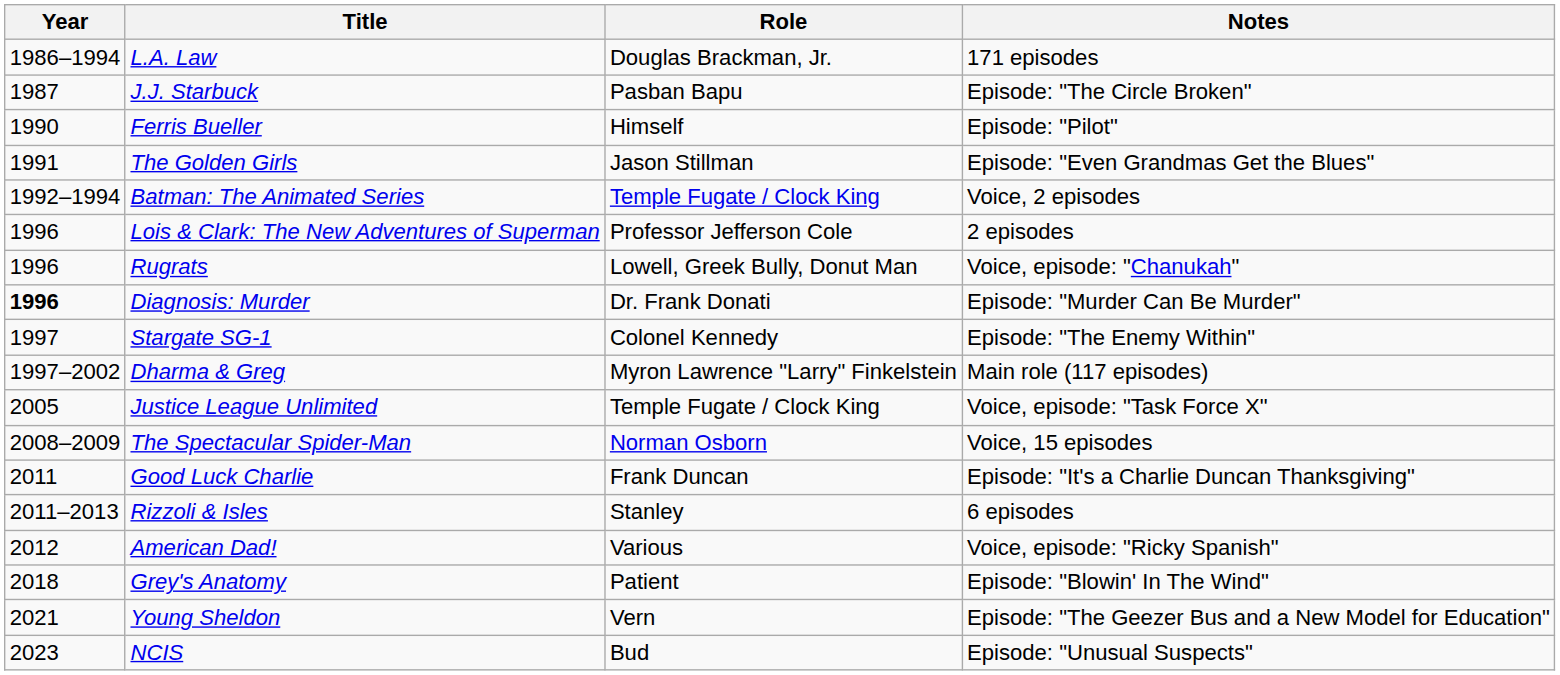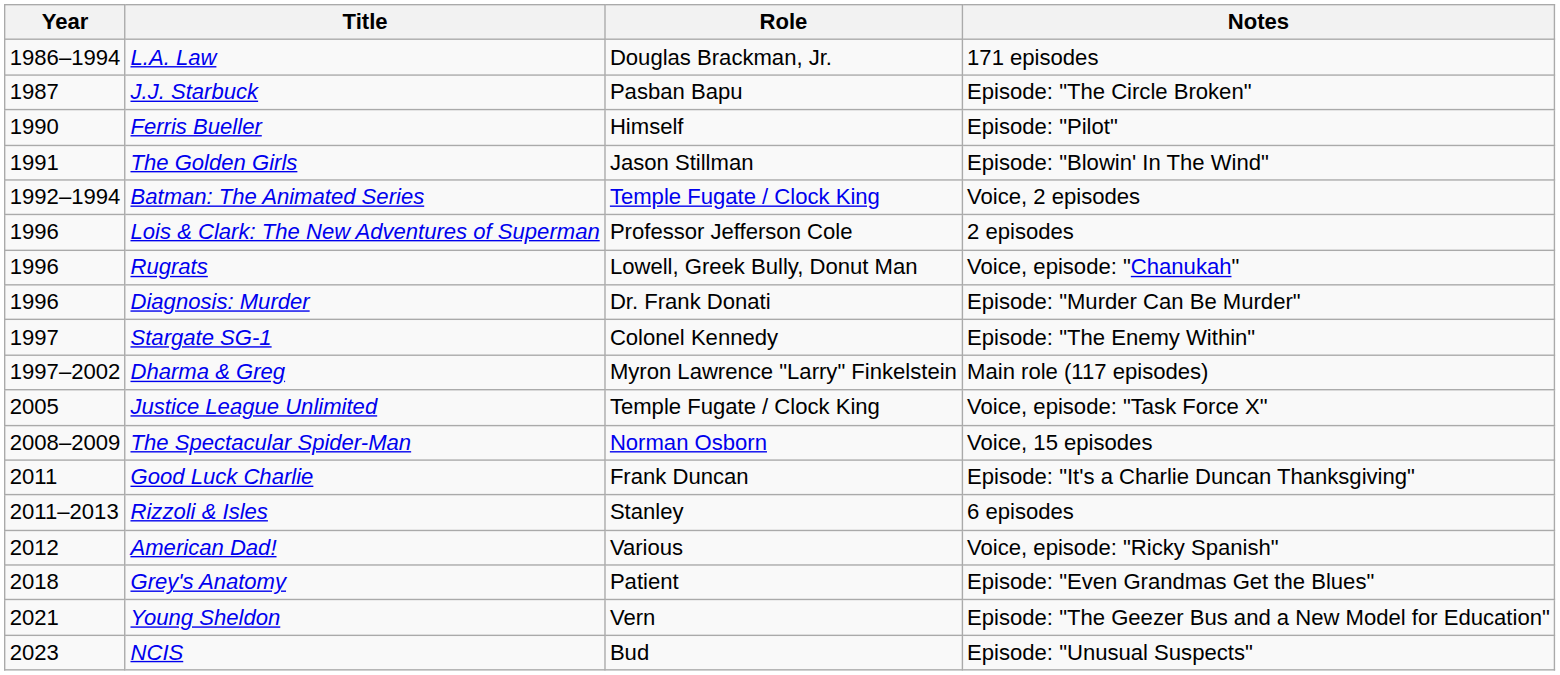(1171, 162) Episode: "Even Grandmas Get the Blues" -> (1118, 162) Episode: "Blowin' In The Wind"
(34, 302) bold -> (34, 302) normal
(1118, 582) Episode: "Blowin' In The Wind" -> (1171, 582) Episode: "Even Grandmas Get the Blues"
